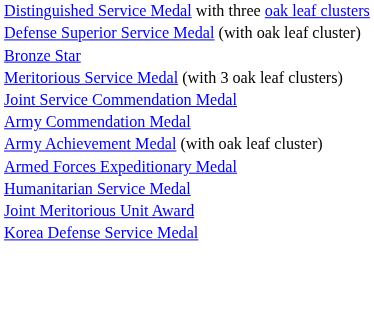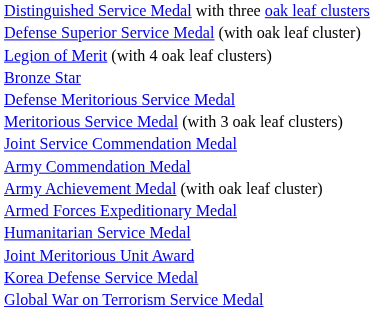+ row: (138, 55)
+ row: (120, 99)
+ row: (134, 299)
